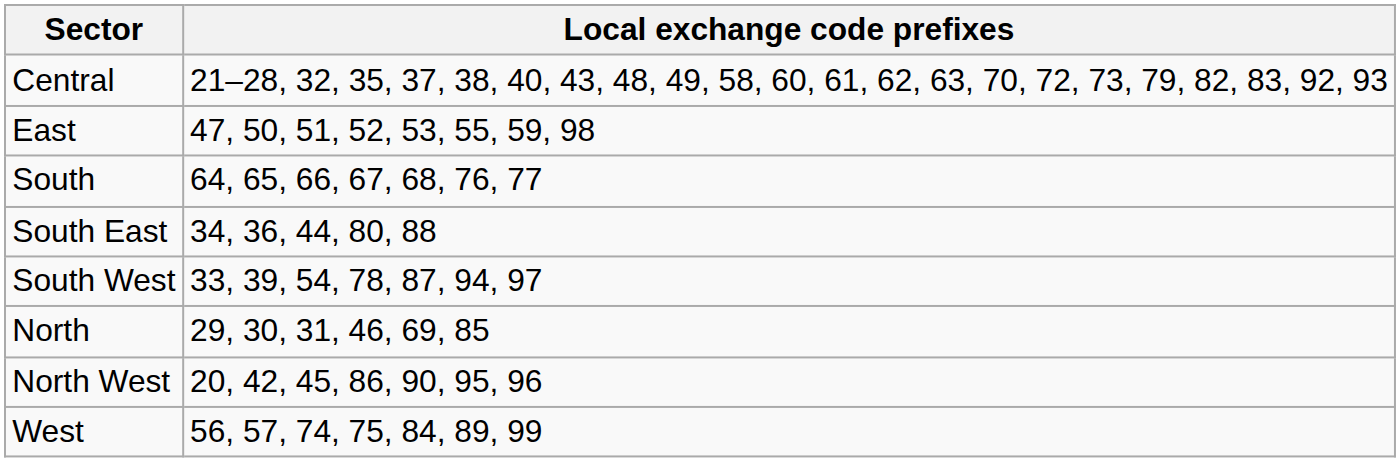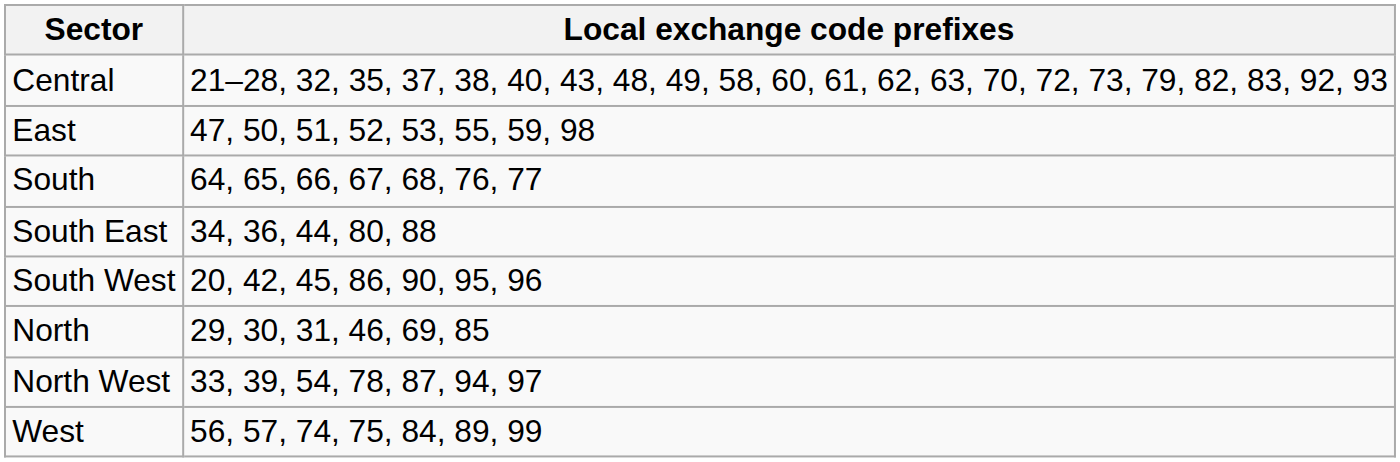(366, 280) 33, 39, 54, 78, 87, 94, 97 -> (366, 280) 20, 42, 45, 86, 90, 95, 96
(366, 381) 20, 42, 45, 86, 90, 95, 96 -> (366, 381) 33, 39, 54, 78, 87, 94, 97
